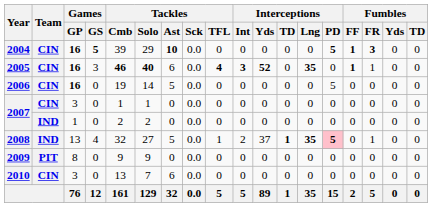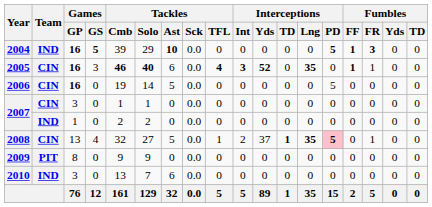(48, 49) CIN -> (48, 49) IND
(48, 139) IND -> (48, 139) CIN
(48, 175) CIN -> (48, 175) IND
